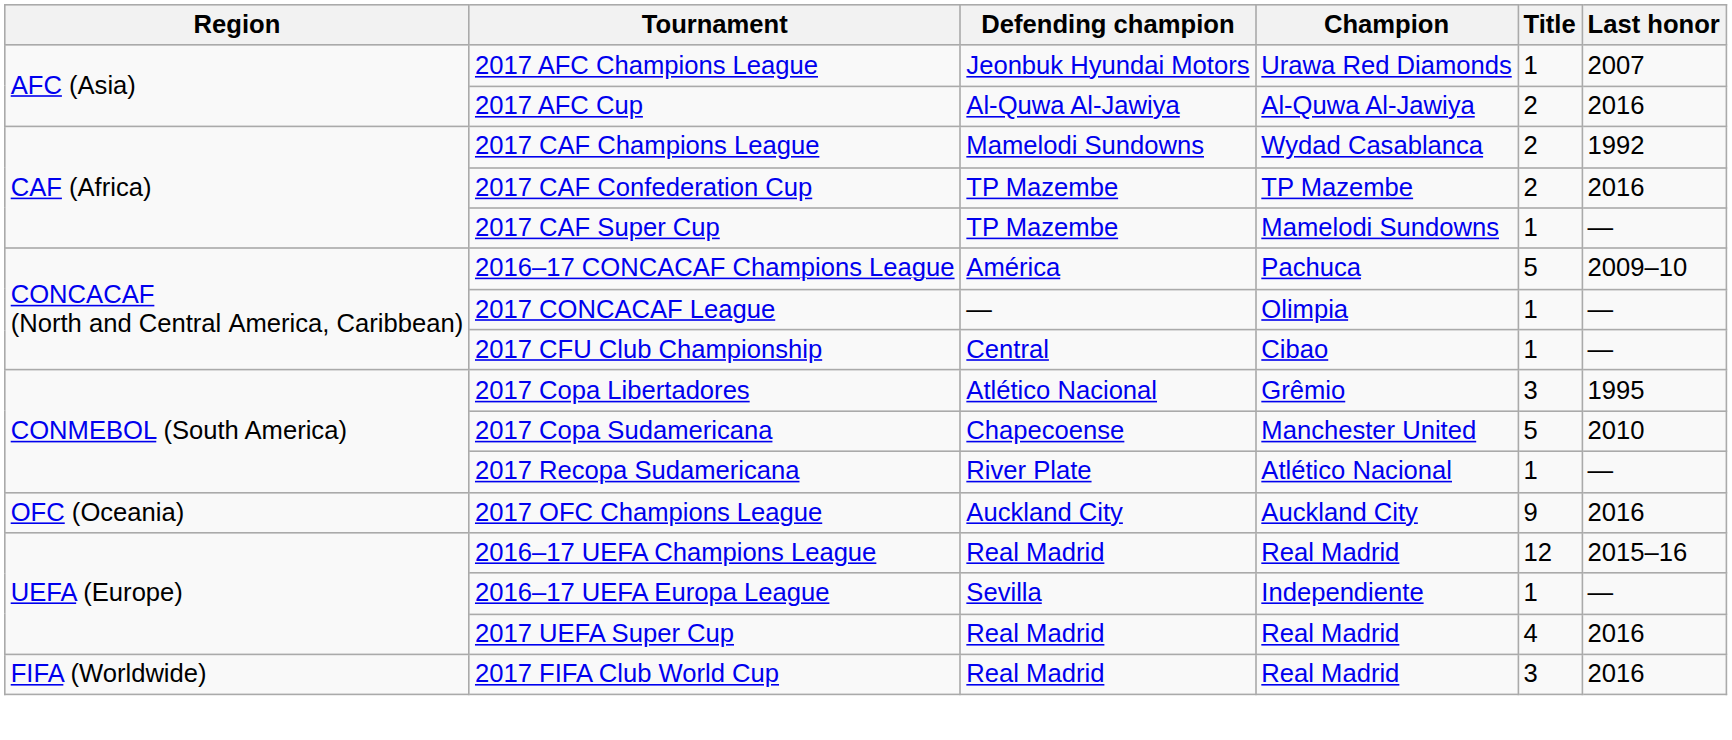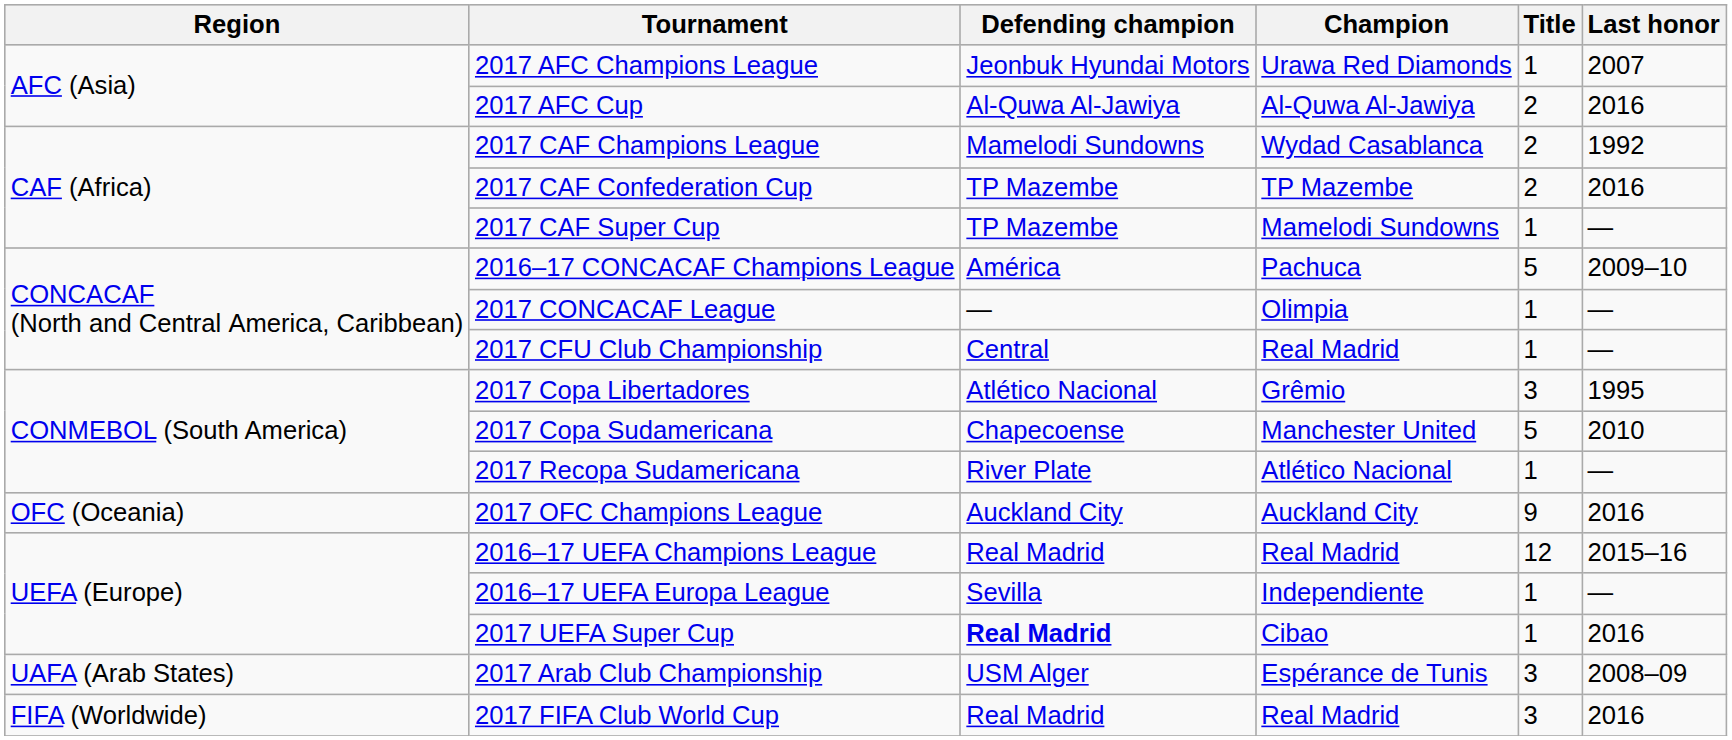(1295, 349) Cibao -> (1330, 349) Real Madrid
(1035, 633) normal -> (1039, 633) bold
(1330, 633) Real Madrid -> (1295, 633) Cibao
(1531, 633) 4 -> (1531, 633) 1
+ row: (649, 674)
